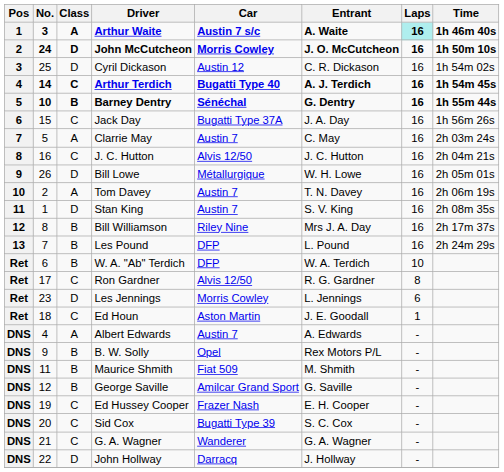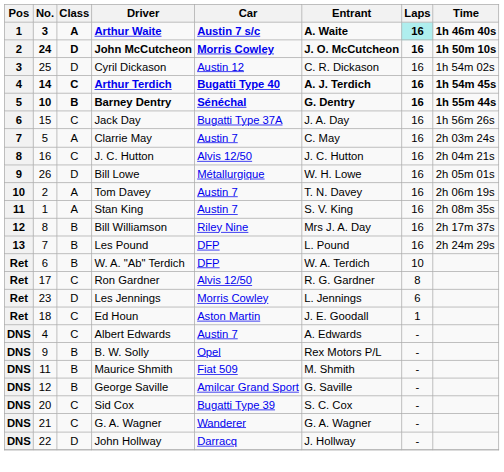(74, 209) D -> (74, 209) A
(74, 334) A -> (74, 334) C
- row: (142, 405)
